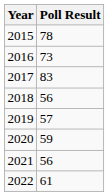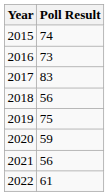(46, 35) 78 -> (46, 35) 74
(46, 118) 57 -> (46, 118) 75
